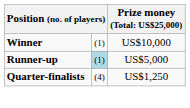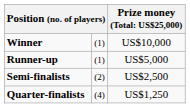(100, 60) lightblue background -> (100, 60) no background
+ row: (38, 77)
